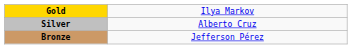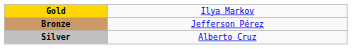rows swapped: (56, 24) <-> (56, 37)
